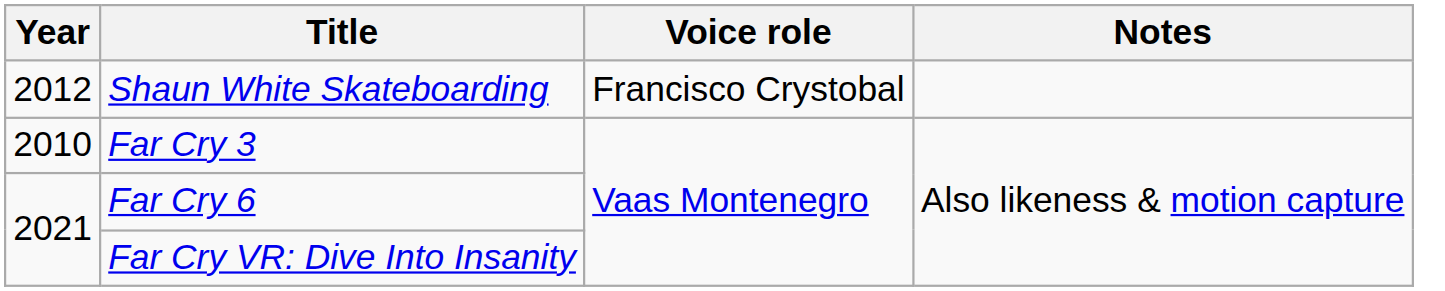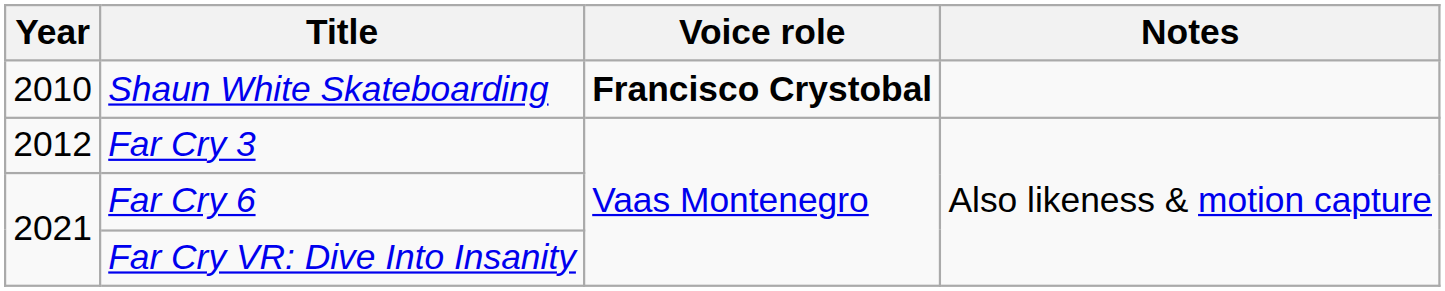(53, 88) 2012 -> (53, 88) 2010
(748, 88) normal -> (762, 88) bold
(53, 144) 2010 -> (53, 144) 2012
